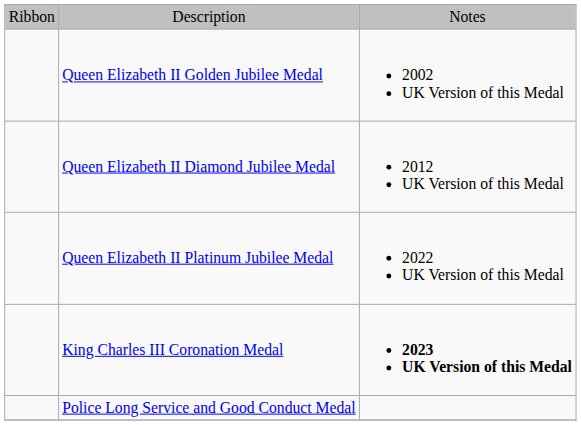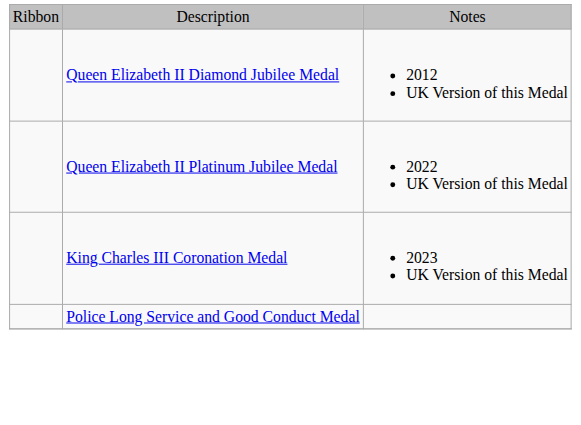- row: (193, 75)
(467, 358) bold -> (467, 267) normal
